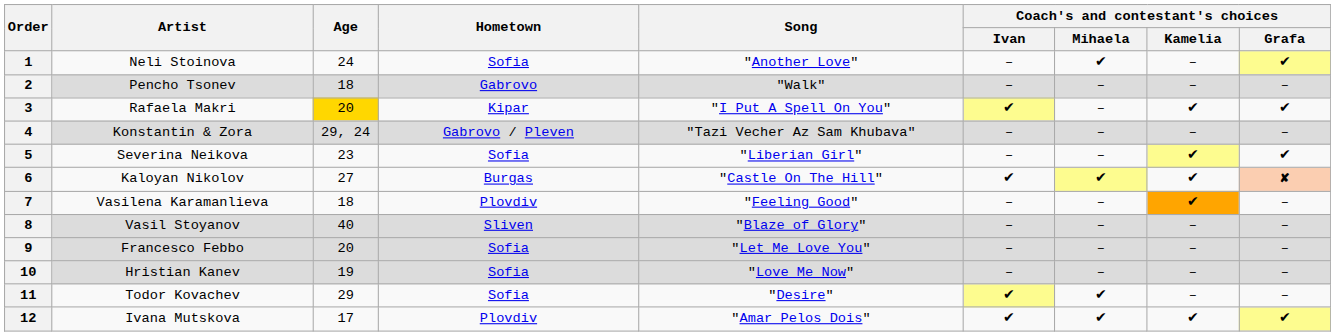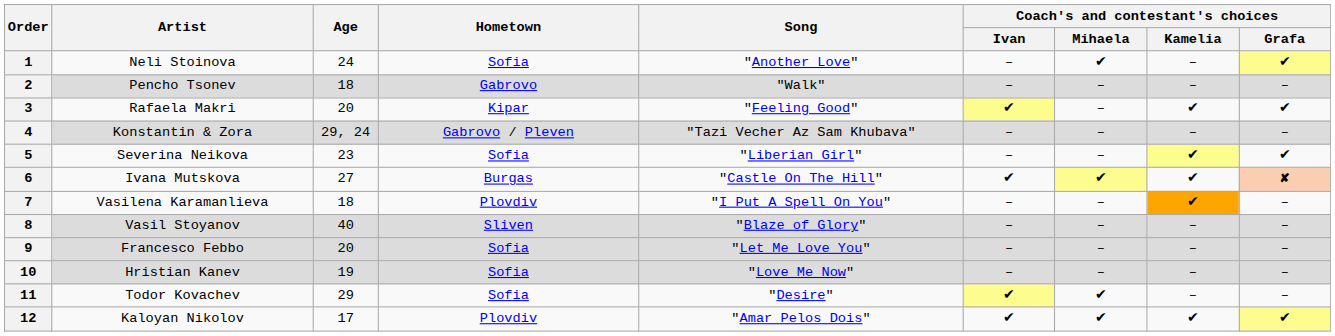(346, 109) gold background -> (346, 109) no background
(801, 109) "I Put A Spell On You" -> (801, 109) "Feeling Good"
(182, 179) Kaloyan Nikolov -> (182, 179) Ivana Mutskova
(801, 202) "Feeling Good" -> (801, 202) "I Put A Spell On You"
(182, 319) Ivana Mutskova -> (182, 319) Kaloyan Nikolov
